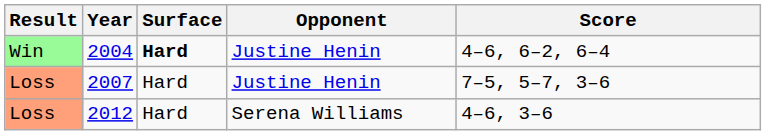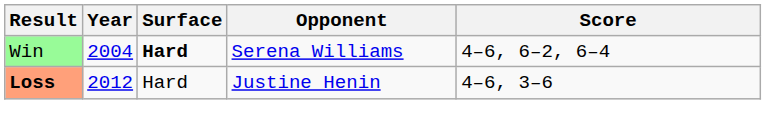(306, 51) Justine Henin -> (318, 51) Serena Williams
- row: (110, 83)
(32, 114) normal -> (32, 83) bold
(318, 114) Serena Williams -> (306, 83) Justine Henin
